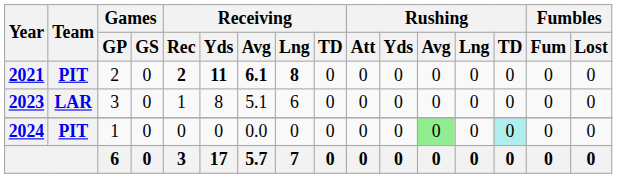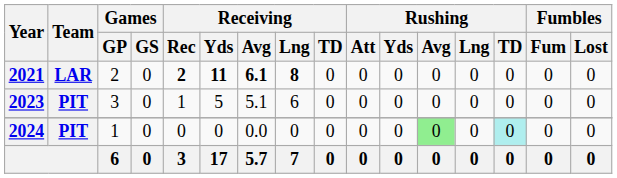(73, 74) PIT -> (73, 74) LAR
(73, 103) LAR -> (73, 103) PIT
(219, 103) 8 -> (219, 103) 5
